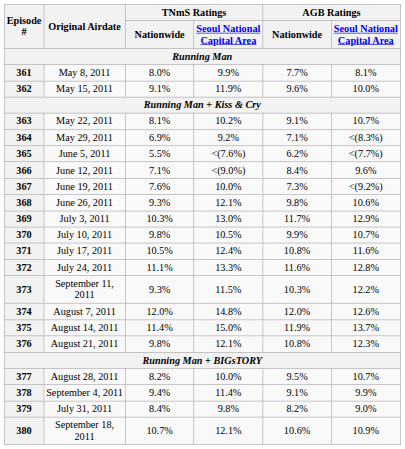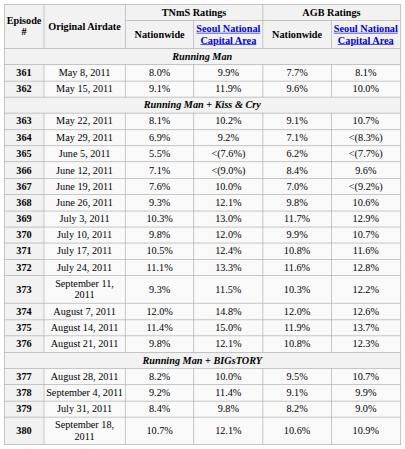(297, 186) 7.3% -> (297, 186) 7.0%
(228, 235) 10.5% -> (228, 235) 12.0%
(160, 392) 9.4% -> (160, 392) 9.2%
